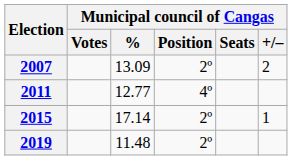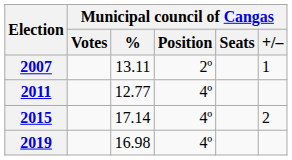(133, 67) 13.09 -> (133, 67) 13.11
(266, 67) 2 -> (266, 67) 1
(206, 117) 2º -> (206, 117) 4º
(266, 117) 1 -> (266, 117) 2
(133, 142) 11.48 -> (133, 142) 16.98
(206, 142) 2º -> (206, 142) 4º
